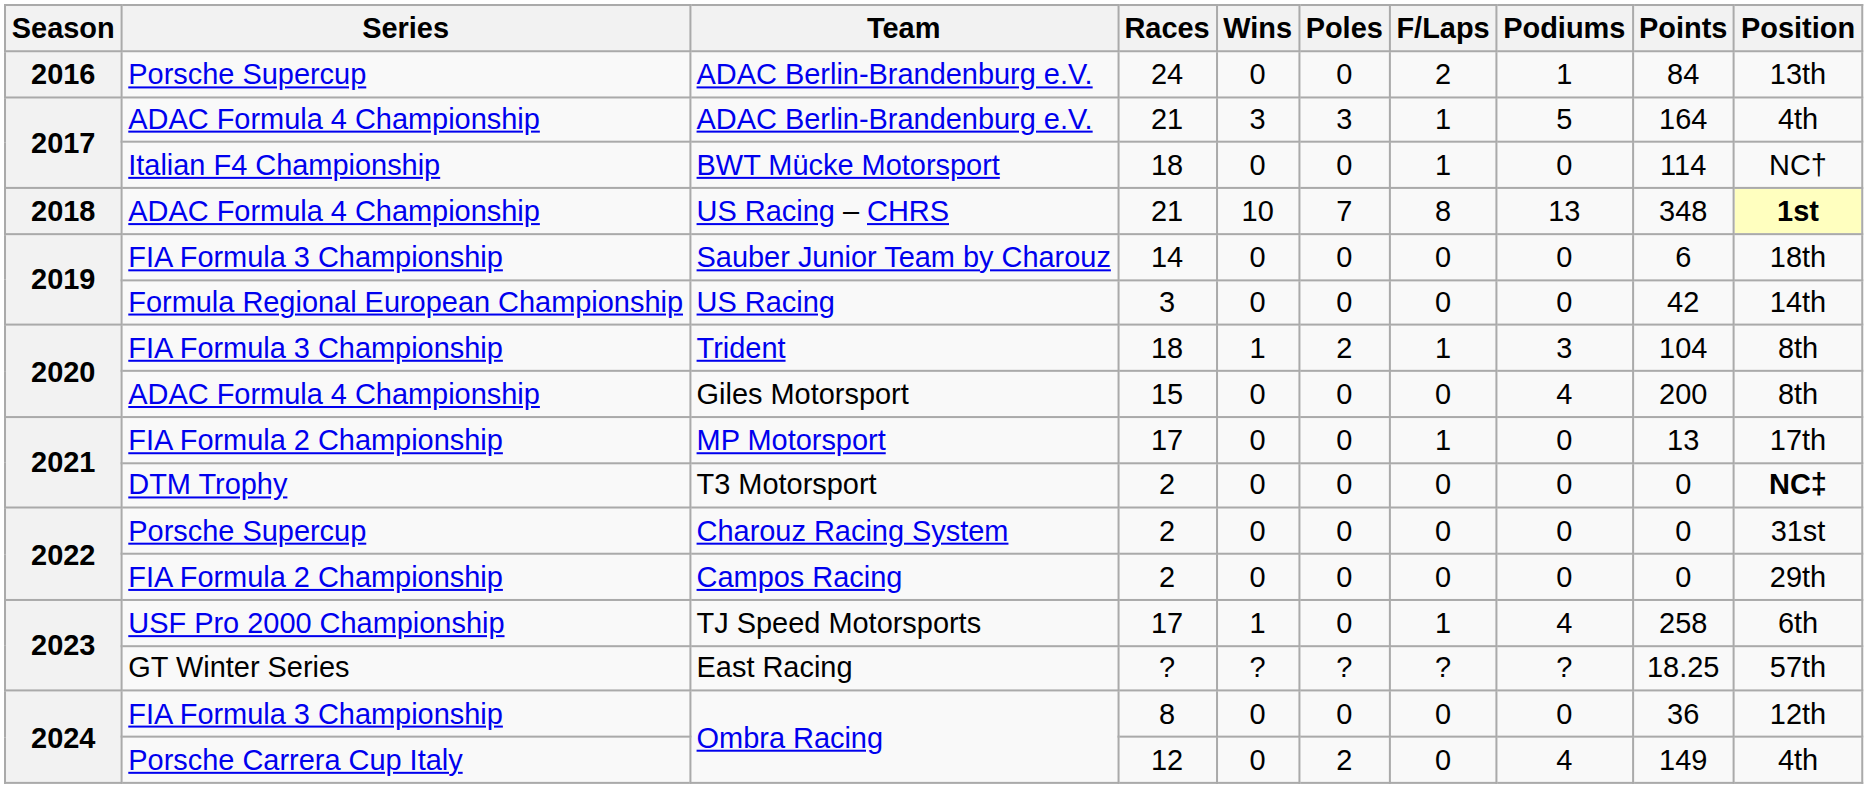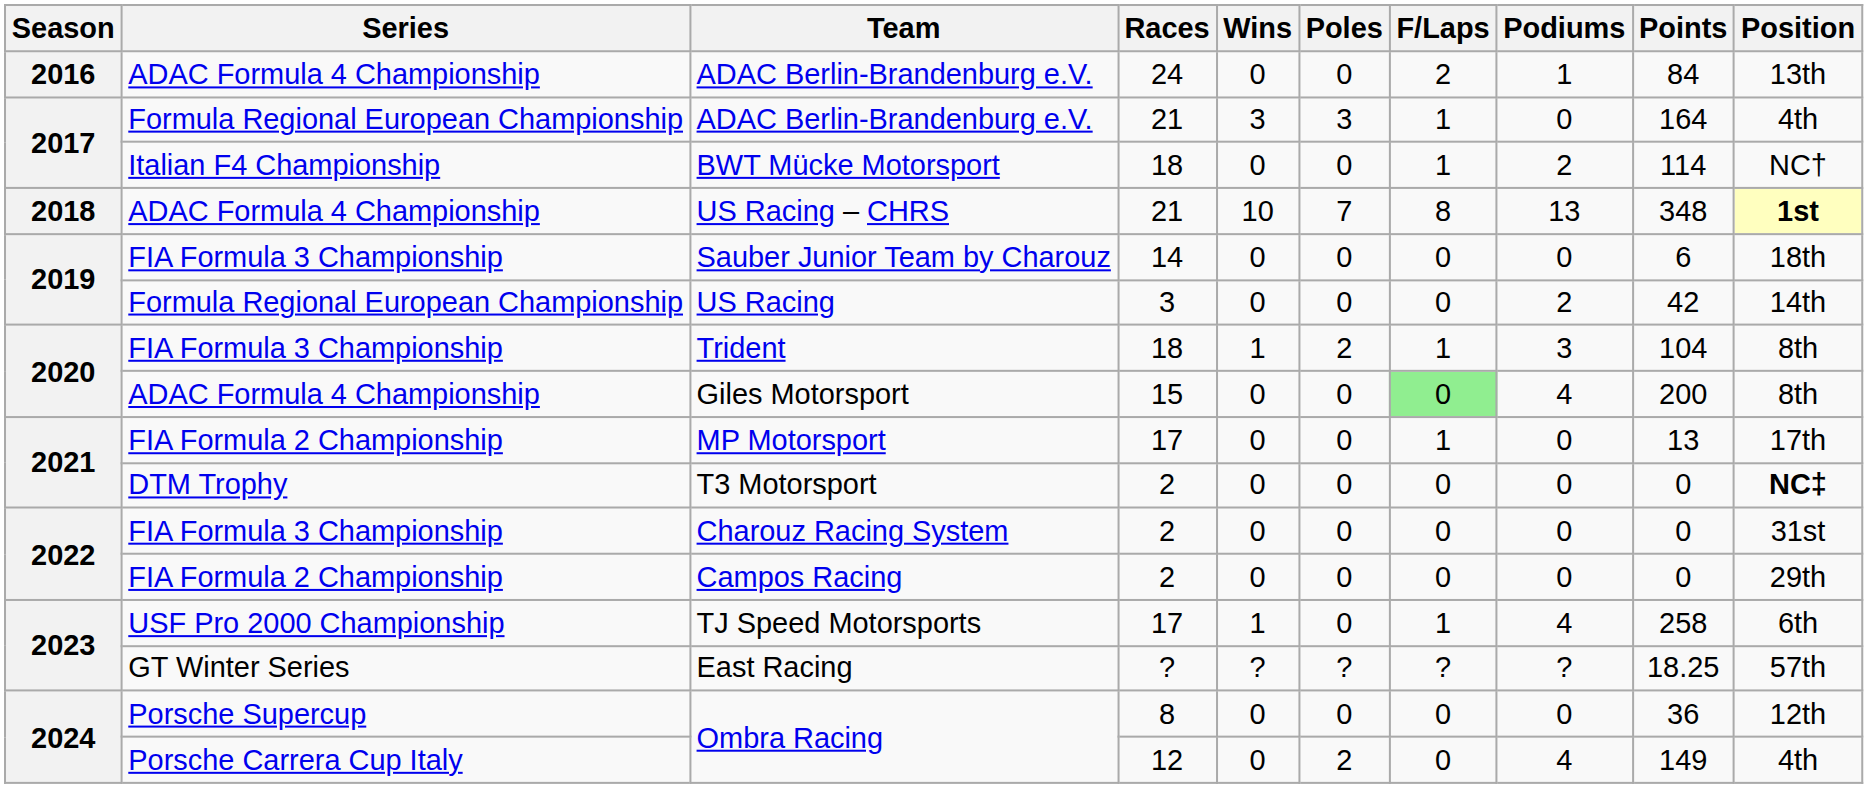(247, 74) Porsche Supercup -> (334, 74) ADAC Formula 4 Championship
(334, 120) ADAC Formula 4 Championship -> (406, 120) Formula Regional European Championship
(1564, 120) 5 -> (1564, 120) 0
(1564, 165) 0 -> (1564, 165) 2
(1564, 303) 0 -> (1564, 303) 2
(1443, 394) no background -> (1443, 394) lightgreen background
(247, 531) Porsche Supercup -> (316, 531) FIA Formula 3 Championship
(316, 714) FIA Formula 3 Championship -> (247, 714) Porsche Supercup
